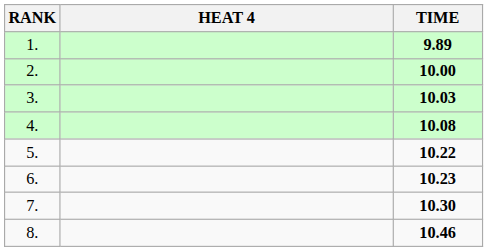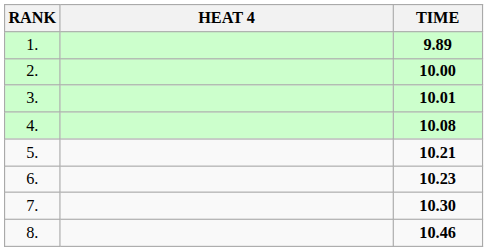(438, 98) 10.03 -> (438, 98) 10.01
(438, 152) 10.22 -> (438, 152) 10.21
